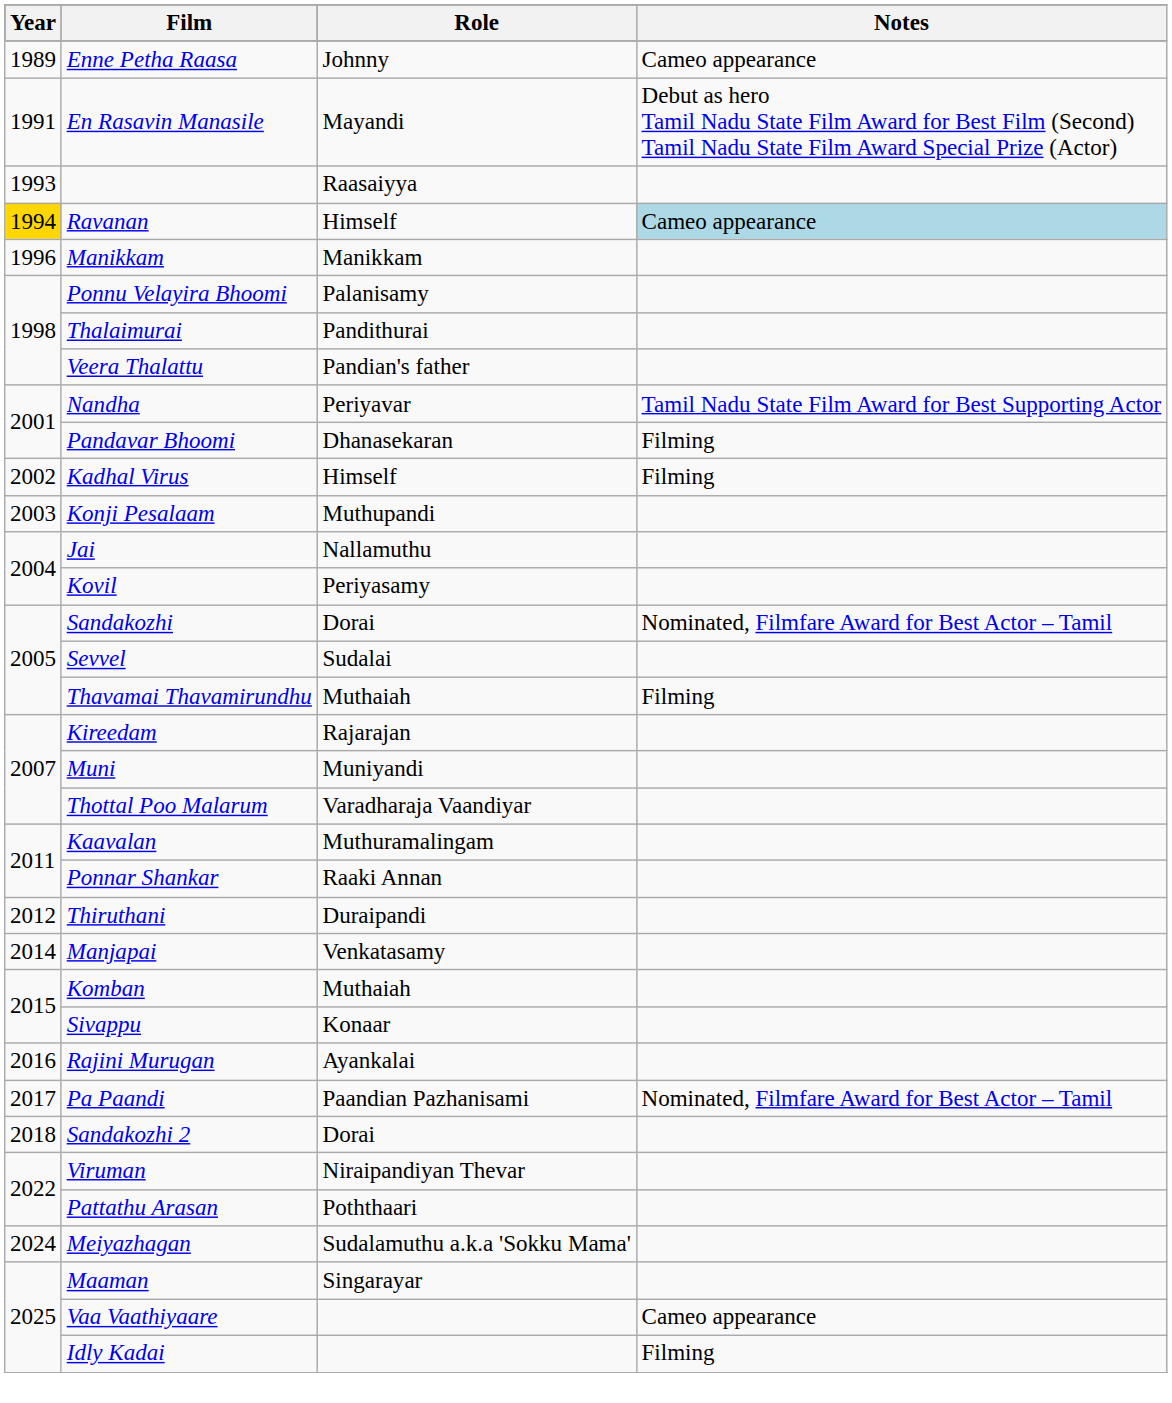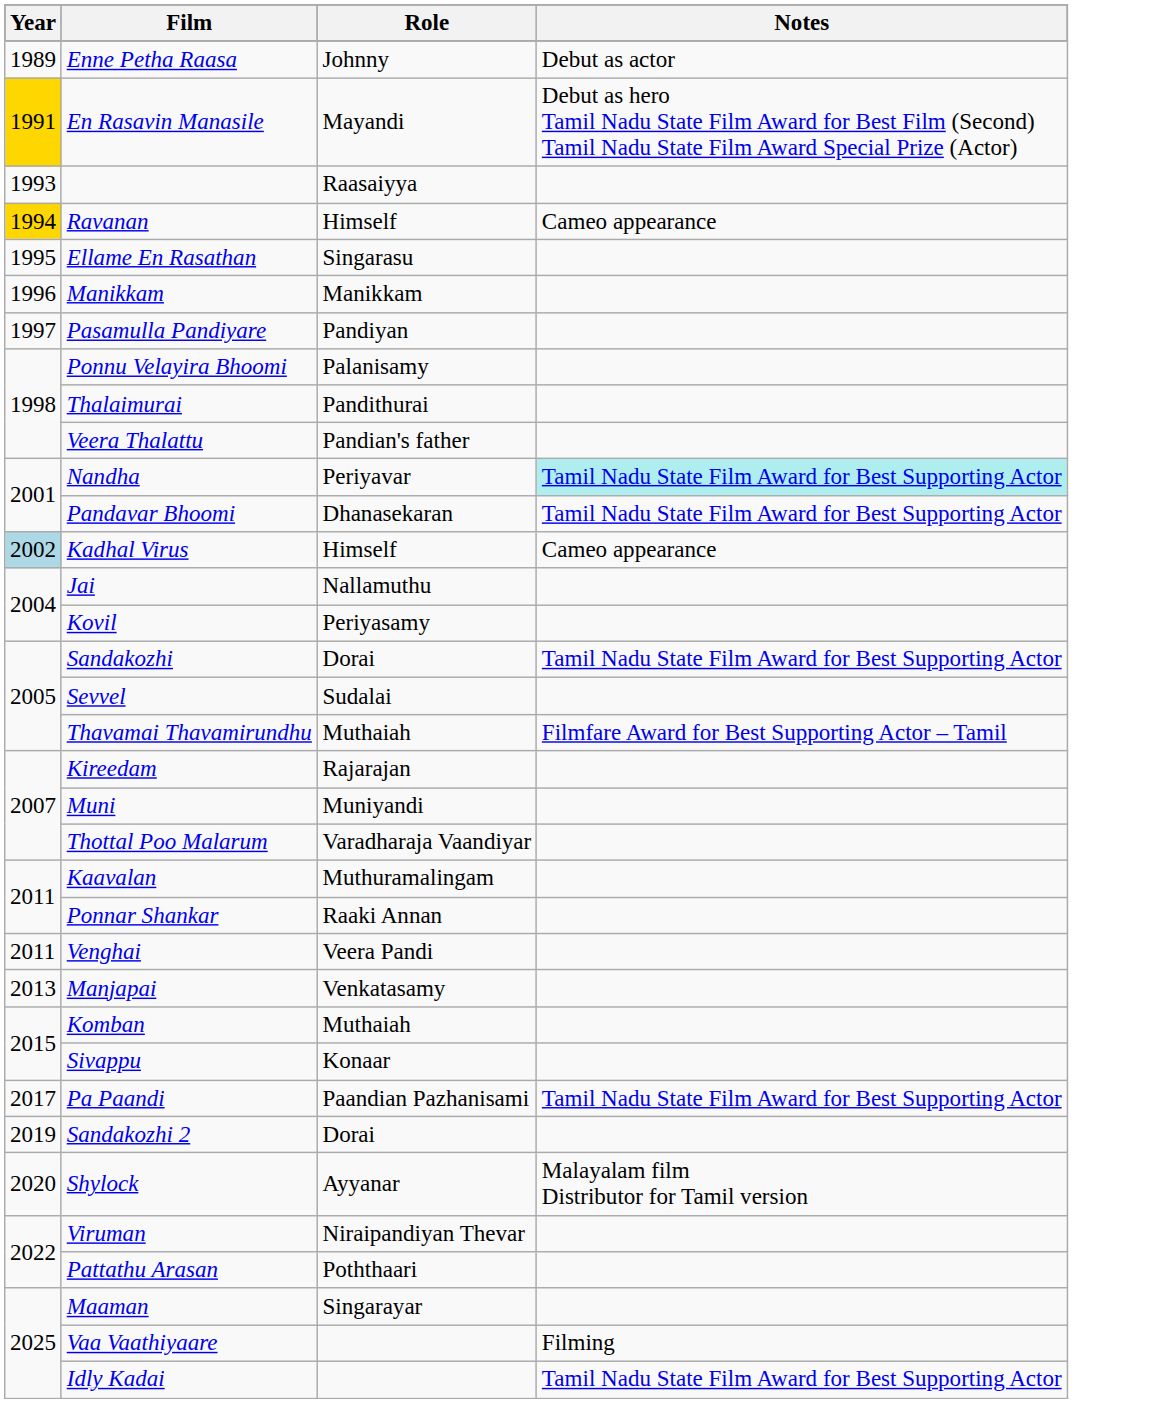(729, 59) Cameo appearance -> (608, 59) Debut as actor
(33, 121) no background -> (33, 121) gold background
(729, 220) lightblue background -> (629, 220) no background
+ row: (161, 257)
+ row: (166, 330)
(901, 403) no background -> (802, 476) paleturquoise background
(678, 440) Filming -> (802, 513) Tamil Nadu State Film Award for Best Supporting Actor
(33, 476) no background -> (33, 549) lightblue background
(678, 476) Filming -> (629, 549) Cameo appearance
- row: (141, 513)
(877, 622) Nominated, Filmfare Award for Best Actor – Tamil -> (802, 659) Tamil Nadu State Film Award for Best Supporting Actor
(678, 695) Filming -> (774, 732) Filmfare Award for Best Supporting Actor – Tamil
+ row: (104, 951)
- row: (116, 915)
(33, 951) 2014 -> (33, 988) 2013
- row: (141, 1061)
(877, 1097) Nominated, Filmfare Award for Best Actor – Tamil -> (802, 1097) Tamil Nadu State Film Award for Best Supporting Actor
(33, 1134) 2018 -> (33, 1134) 2019
+ row: (103, 1183)
- row: (129, 1243)
(729, 1316) Cameo appearance -> (578, 1342) Filming
(678, 1353) Filming -> (802, 1379) Tamil Nadu State Film Award for Best Supporting Actor
